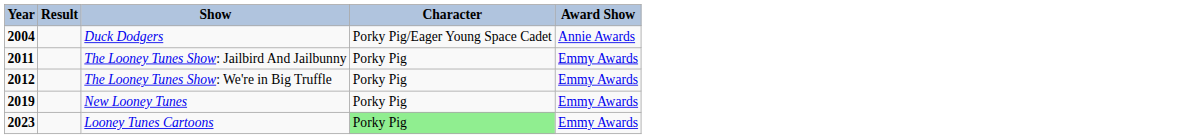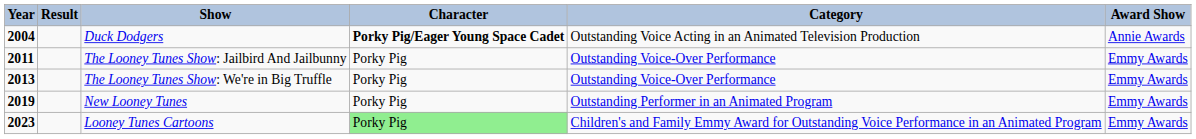+ column: (836, 15)
(452, 36) normal -> (459, 36) bold
(21, 79) 2012 -> (21, 79) 2013
